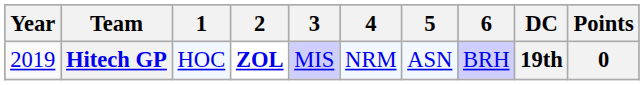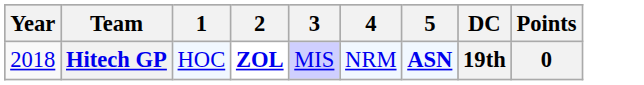- column: (486, 22)
(33, 59) 2019 -> (33, 59) 2018
(430, 59) normal -> (430, 59) bold
